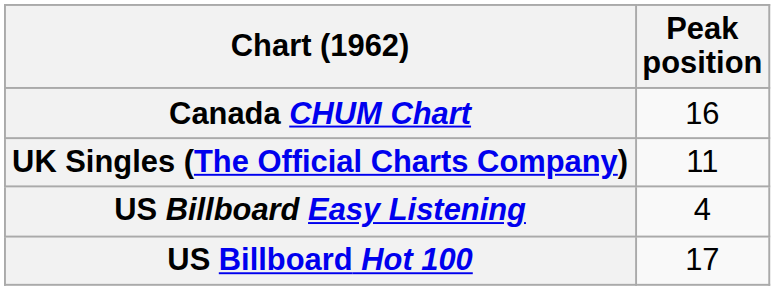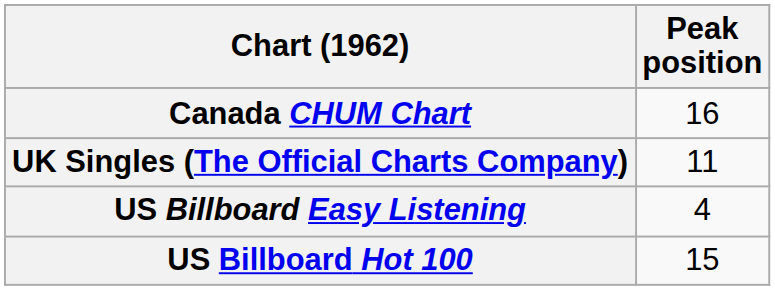(702, 259) 17 -> (702, 259) 15
